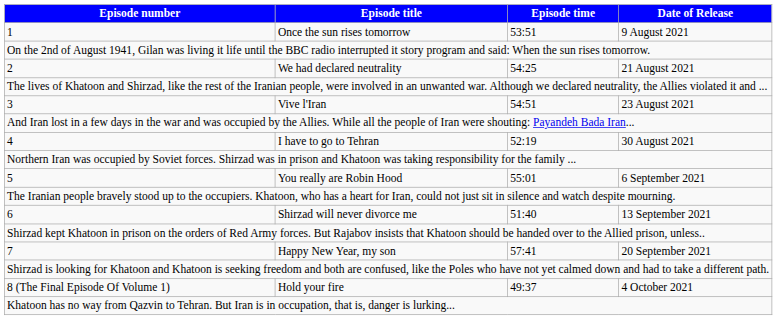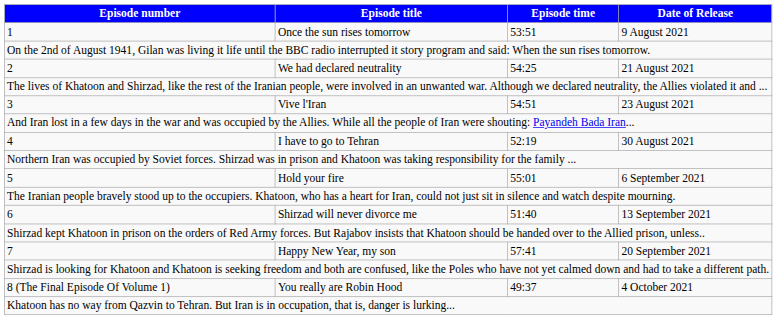(340, 178) You really are Robin Hood -> (311, 178) Hold your fire
(311, 287) Hold your fire -> (340, 287) You really are Robin Hood
